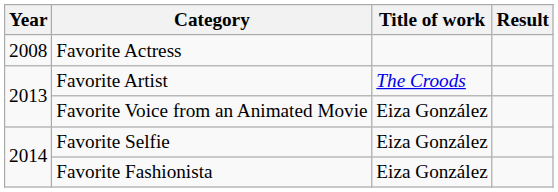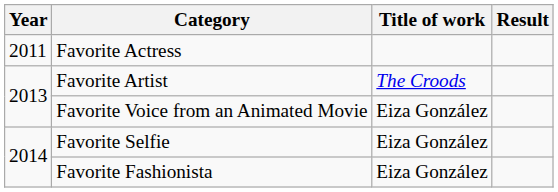(28, 50) 2008 -> (28, 50) 2011
